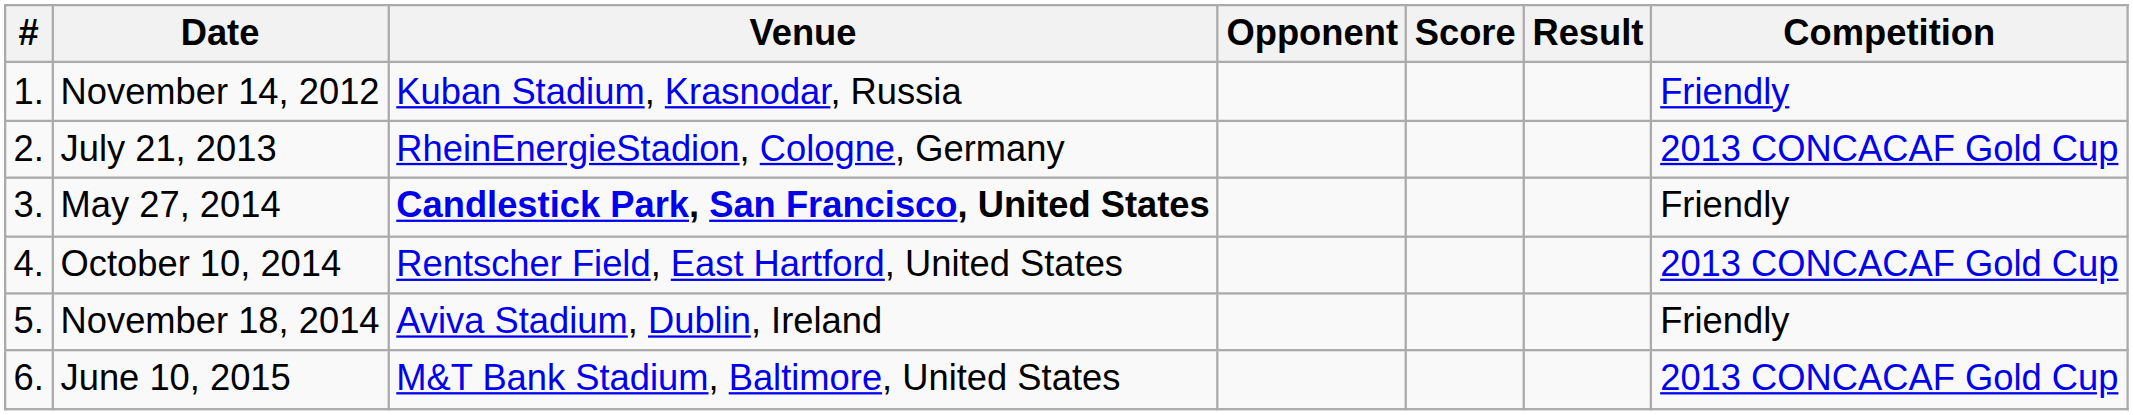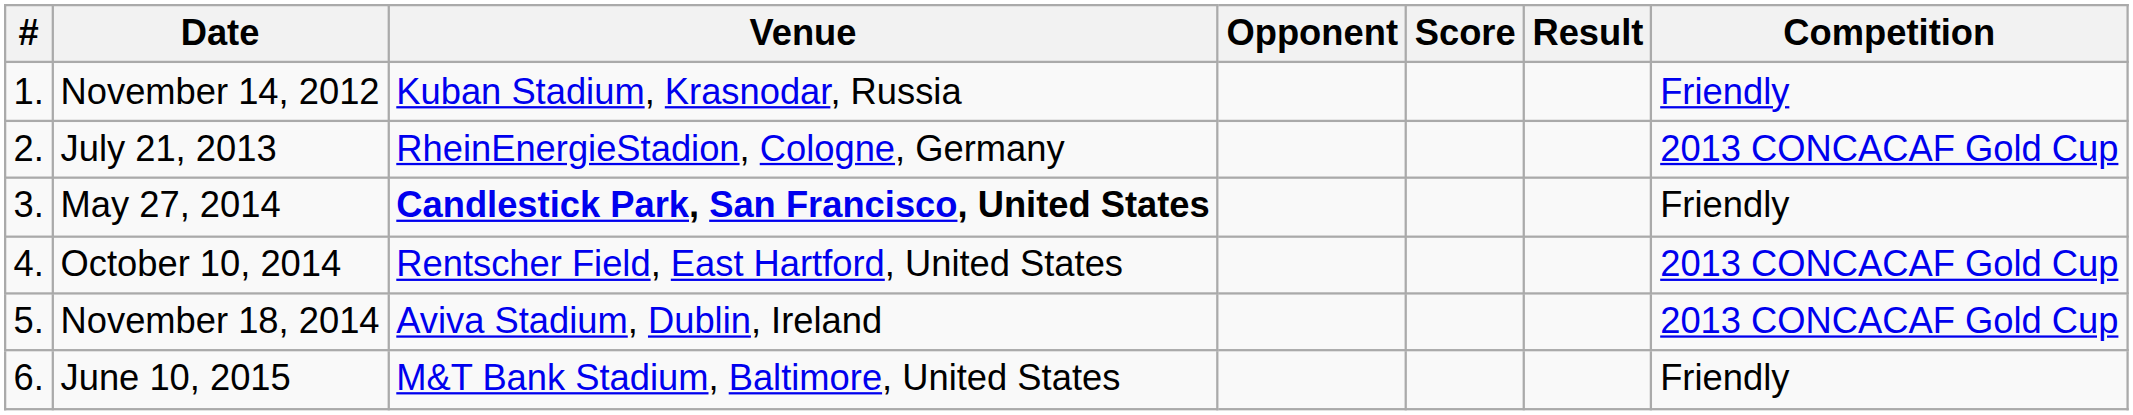(1725, 321) Friendly -> (1889, 321) 2013 CONCACAF Gold Cup
(1889, 378) 2013 CONCACAF Gold Cup -> (1725, 378) Friendly
